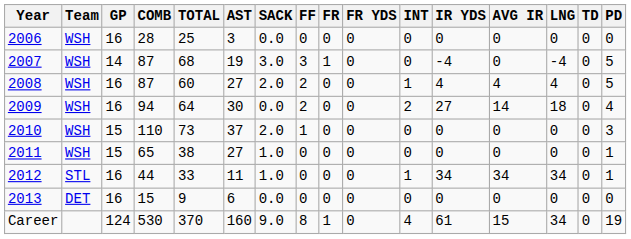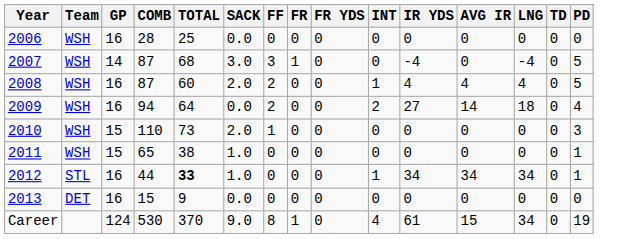- column: (239, 16)
(186, 176) normal -> (186, 176) bold
